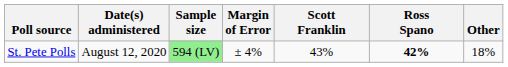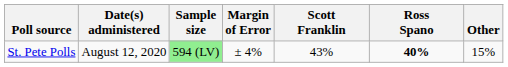(416, 51) 42% -> (416, 51) 40%
(483, 51) 18% -> (483, 51) 15%
